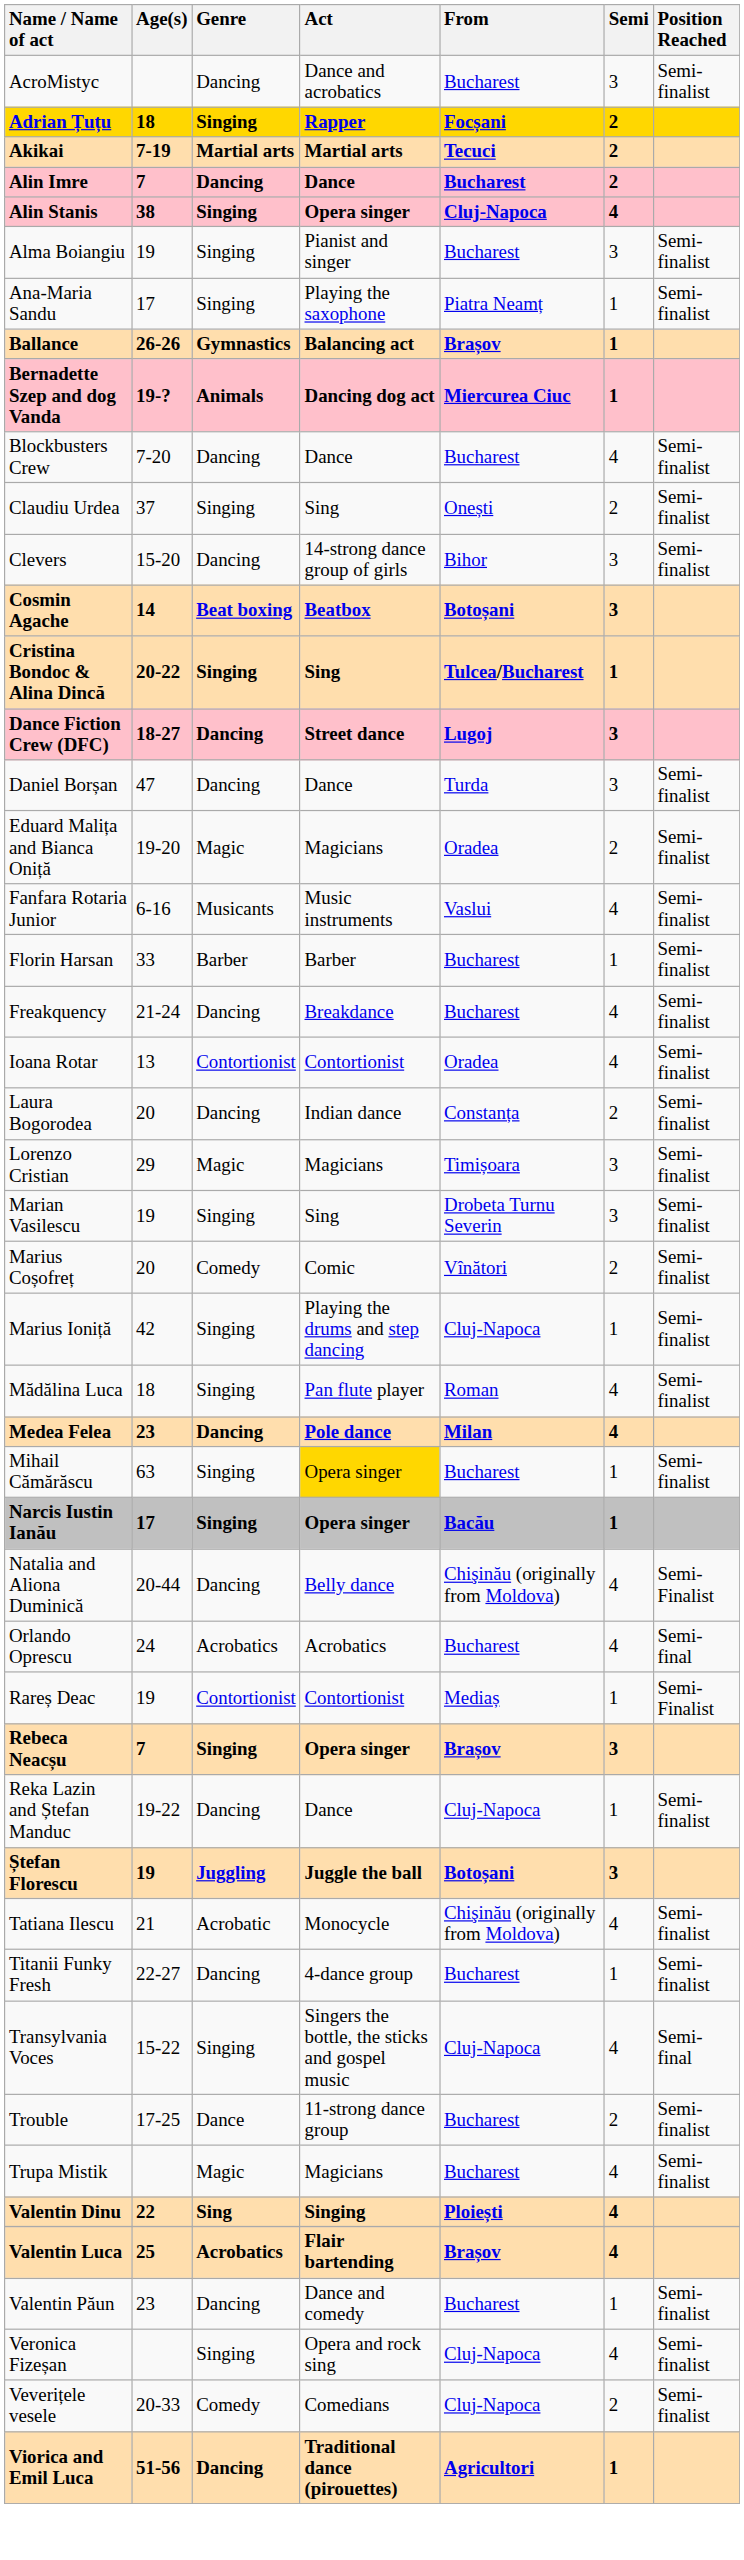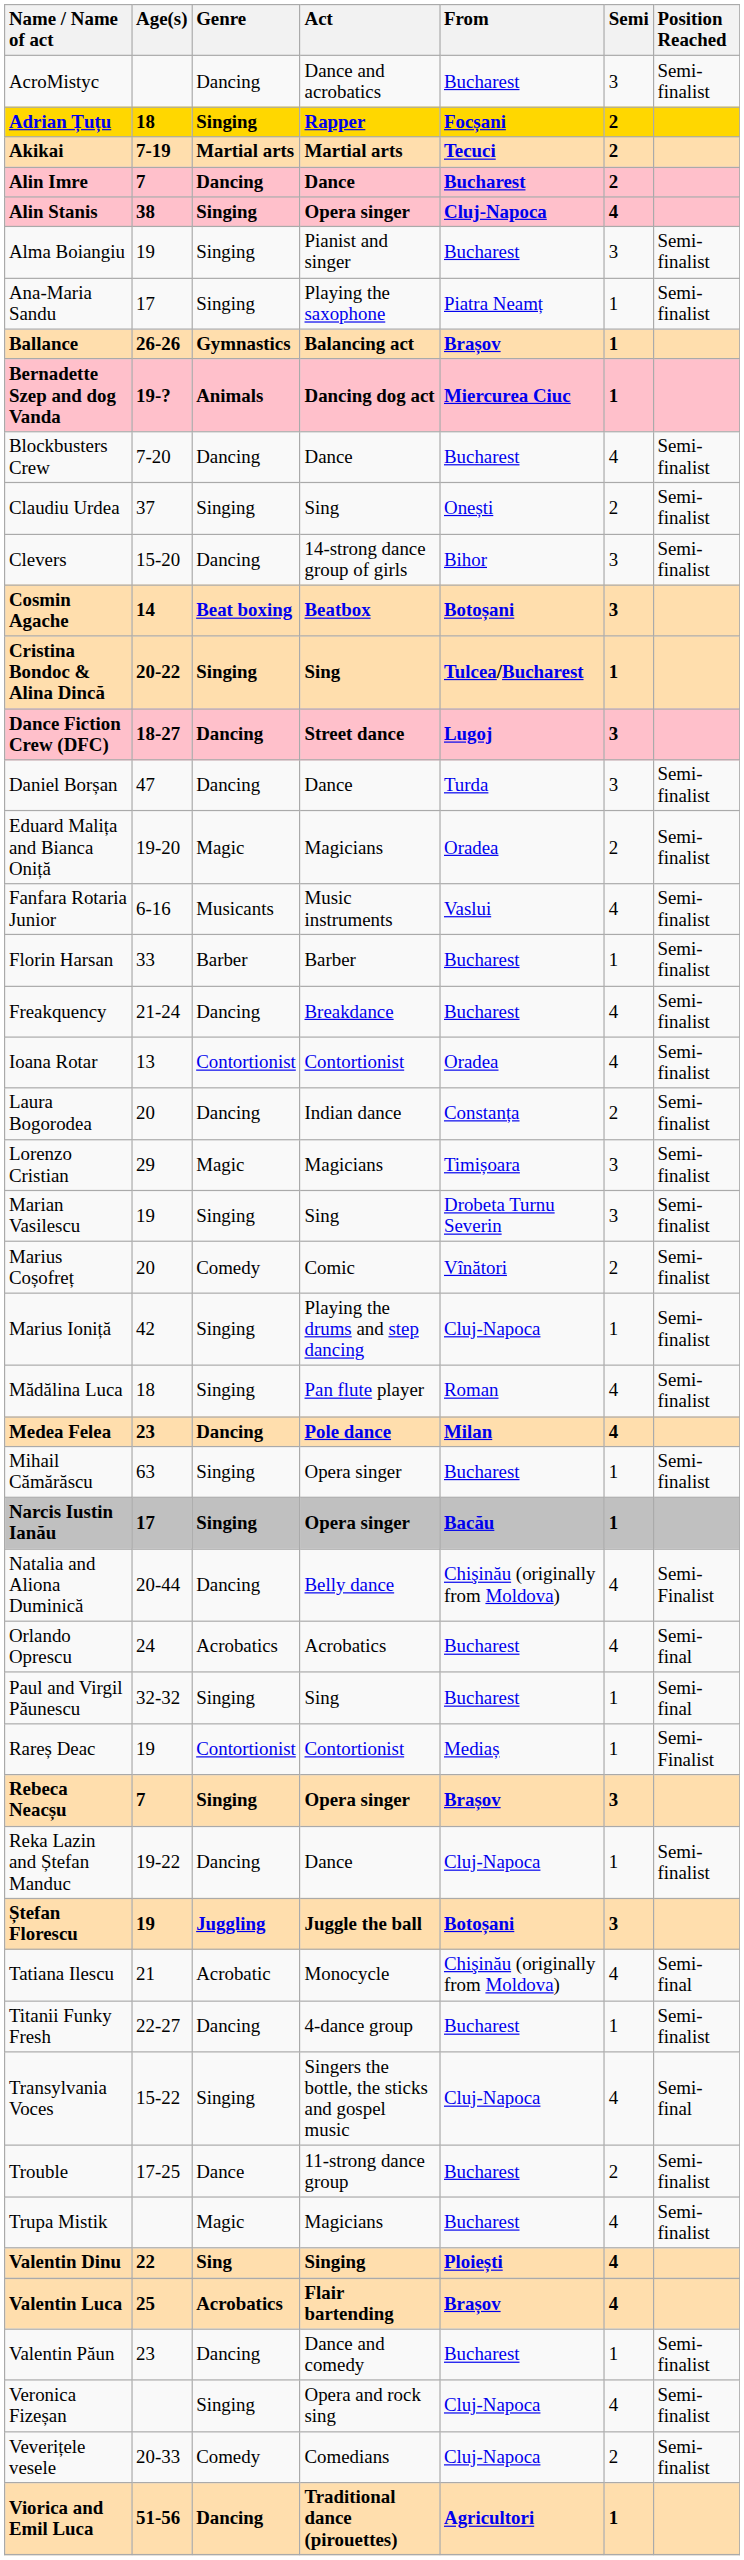(353, 1471) gold background -> (353, 1471) no background
+ row: (66, 1697)
(684, 1923) Semi-finalist -> (680, 1975) Semi-final
